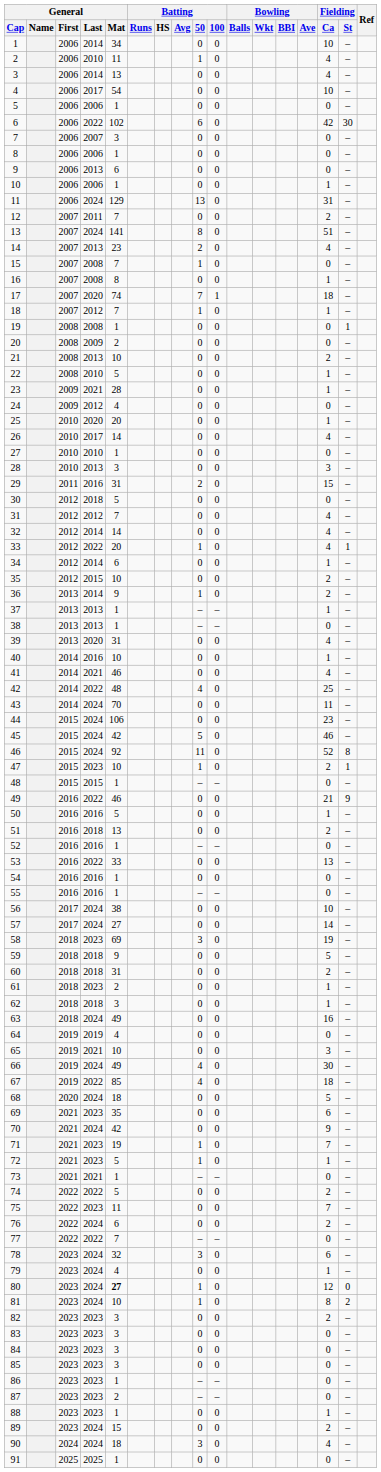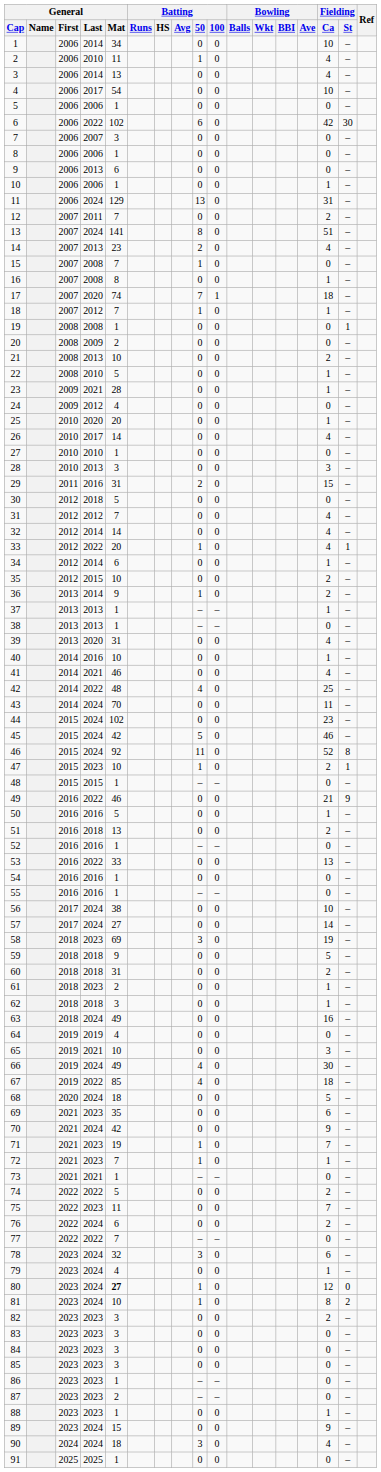(116, 720) 106 -> (116, 720) 102
(116, 1160) 5 -> (116, 1160) 7
(328, 1428) 2 -> (328, 1428) 9
